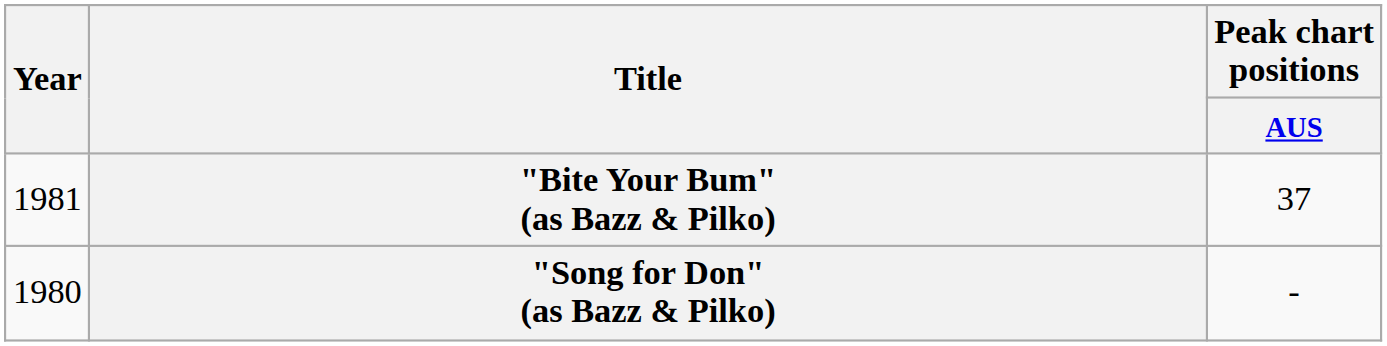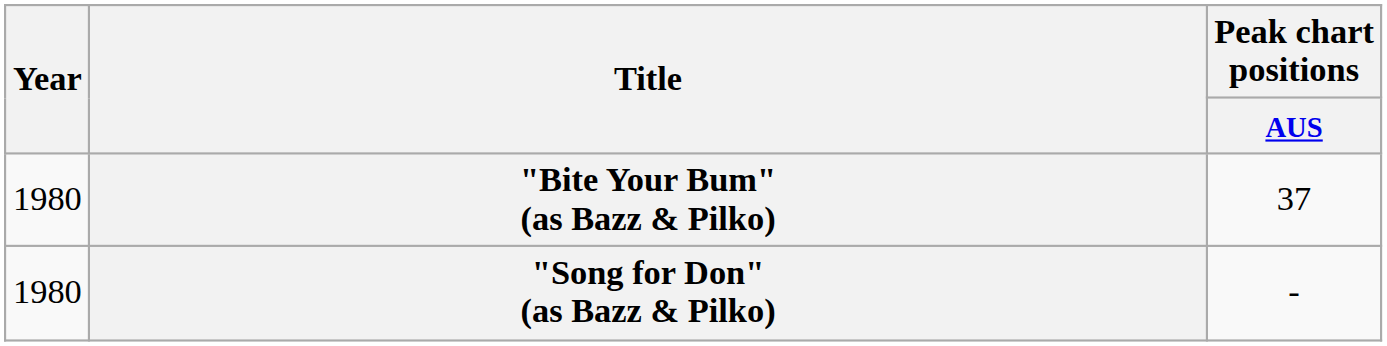(47, 198) 1981 -> (47, 198) 1980
